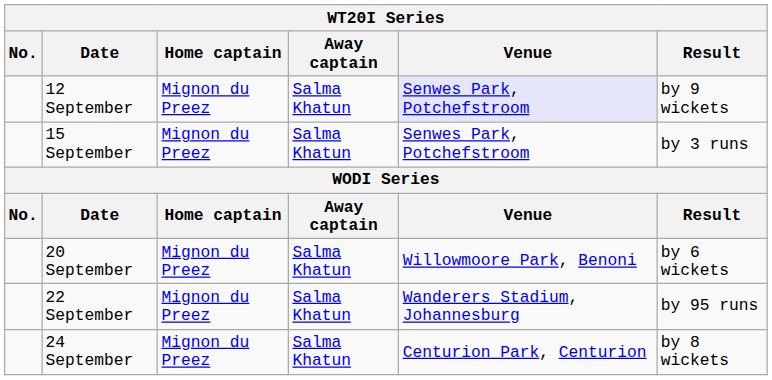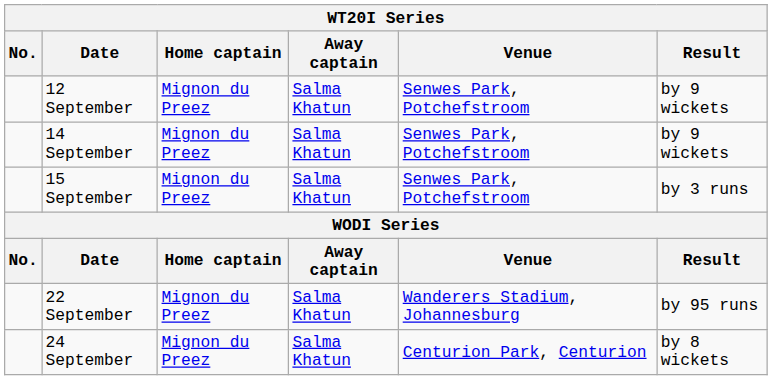(466, 99) lavender background -> (466, 99) no background
+ row: (89, 144)
- row: (89, 261)
